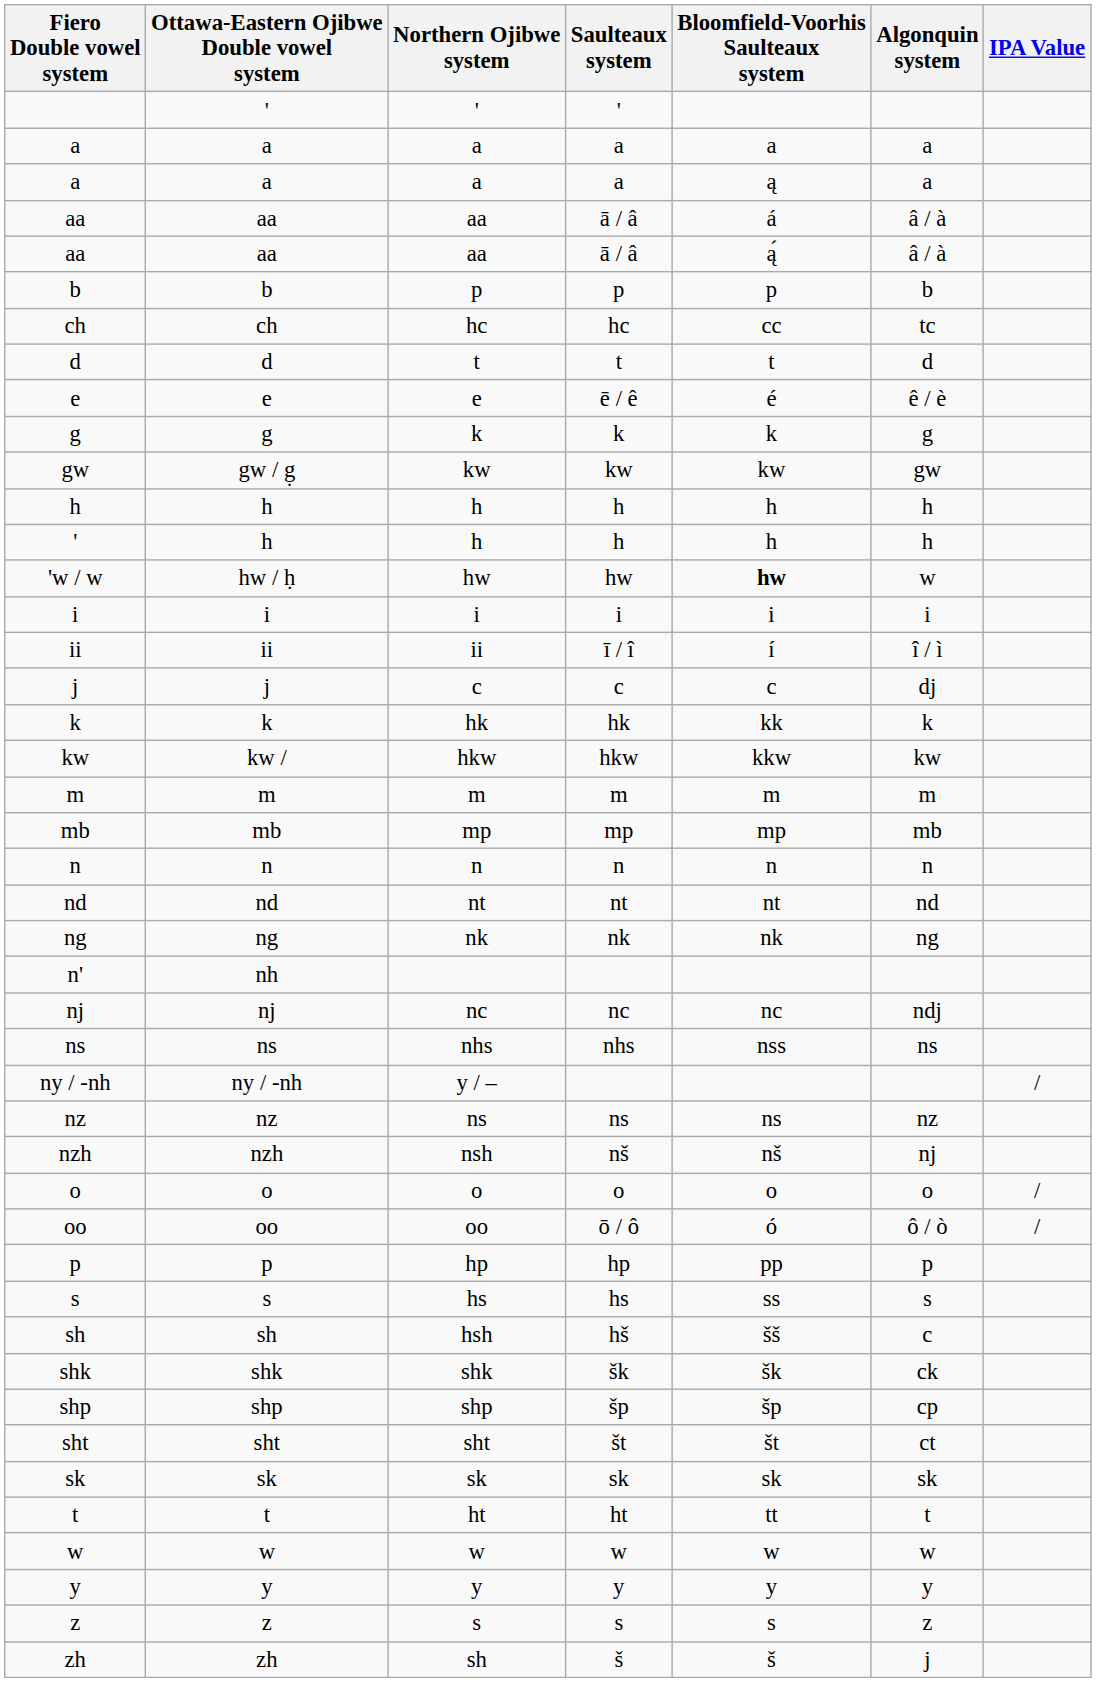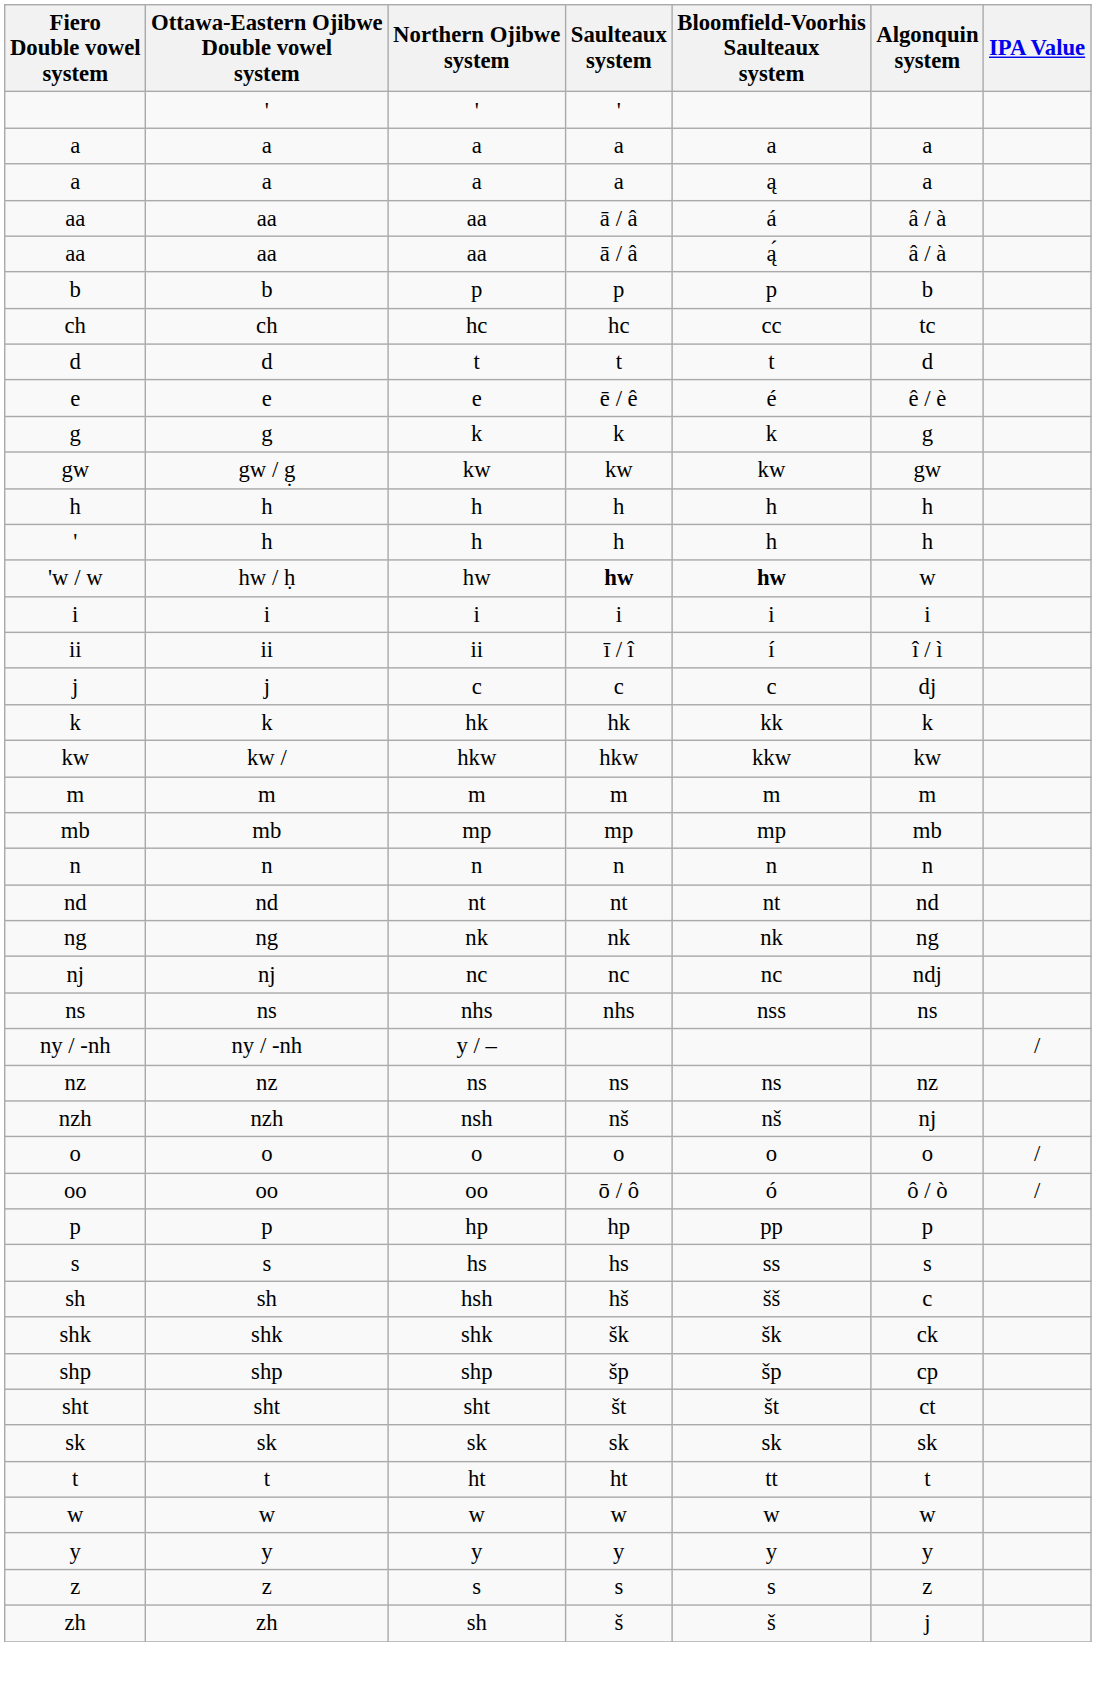(619, 578) normal -> (619, 578) bold
- row: (75, 974)
